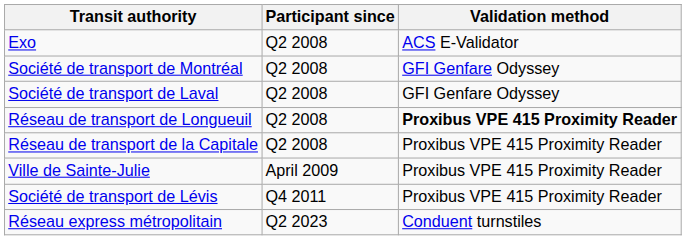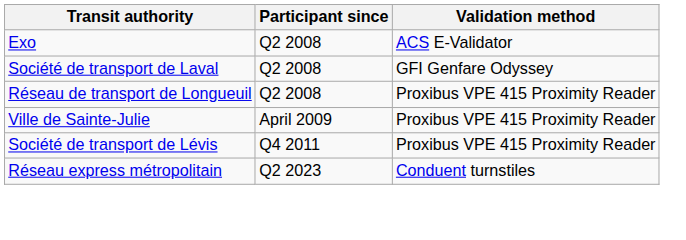- row: (125, 68)
(540, 119) bold -> (526, 94) normal
- row: (133, 145)
